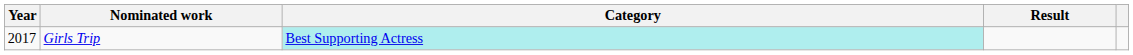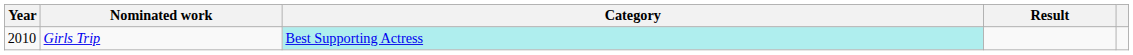(22, 38) 2017 -> (22, 38) 2010
